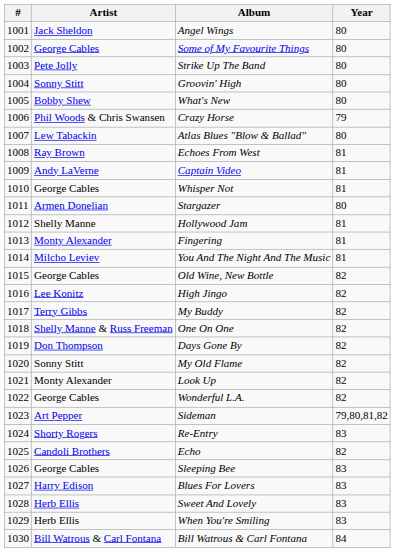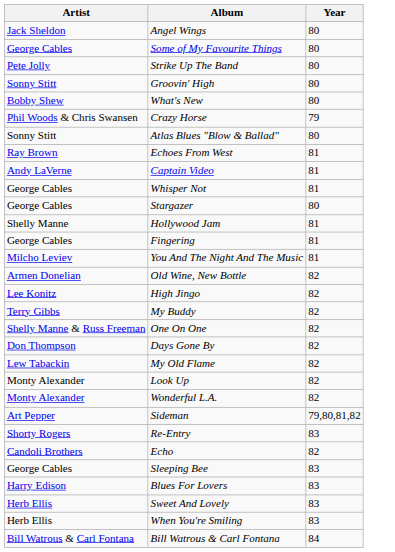- column: (18, 13)
(65, 135) Lew Tabackin -> (32, 135) Sonny Stitt
(71, 205) Armen Donelian -> (39, 205) George Cables
(73, 240) Monty Alexander -> (39, 240) George Cables
(67, 275) George Cables -> (44, 275) Armen Donelian
(59, 363) Sonny Stitt -> (38, 363) Lew Tabackin
(67, 398) George Cables -> (46, 398) Monty Alexander
